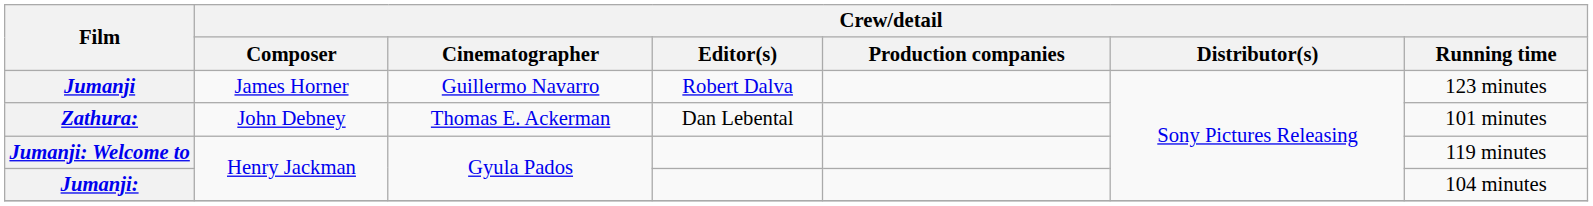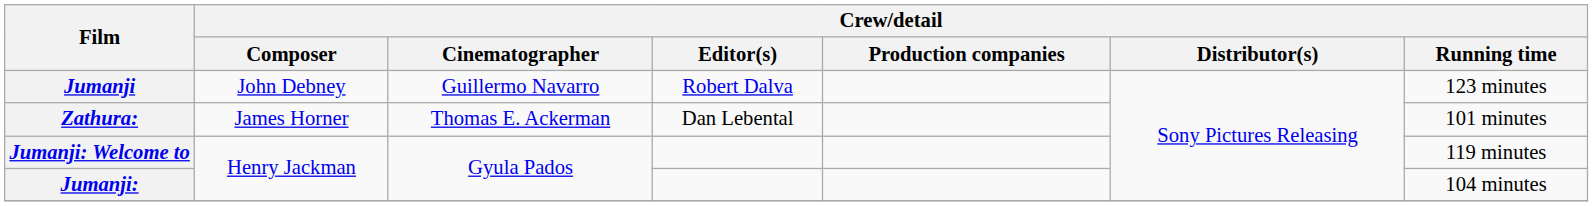(291, 86) James Horner -> (291, 86) John Debney
(291, 119) John Debney -> (291, 119) James Horner
